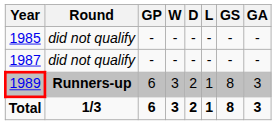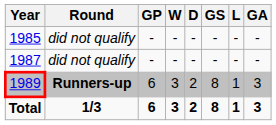columns swapped: (209, 15) <-> (230, 15)
